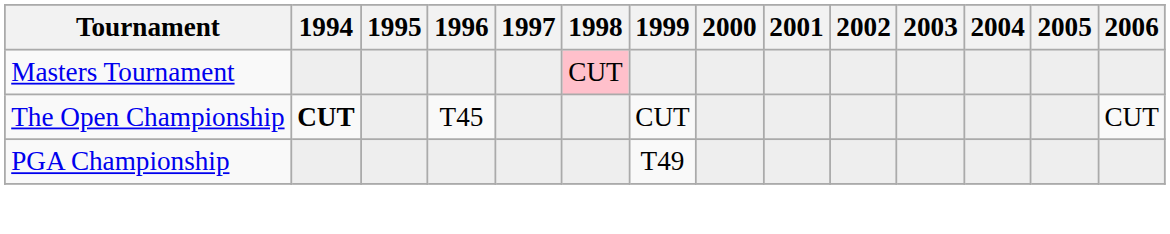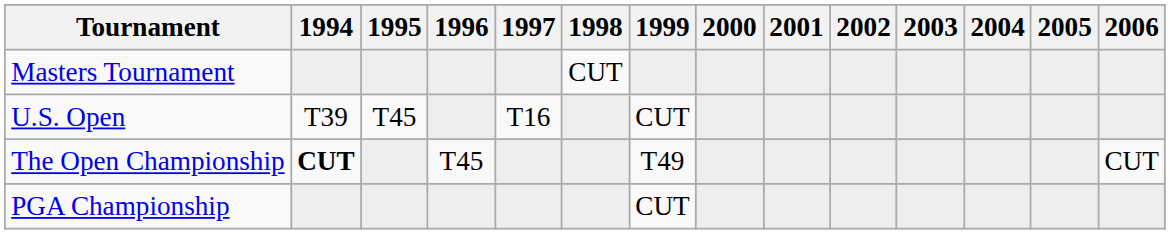(595, 71) pink background -> (595, 71) no background
+ row: (68, 116)
(662, 116) CUT -> (662, 161) T49
(662, 161) T49 -> (662, 206) CUT
